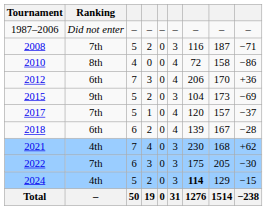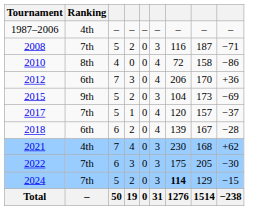(96, 29) Did not enter -> (87, 29) 4th
(96, 180) 4th -> (87, 180) 7th
